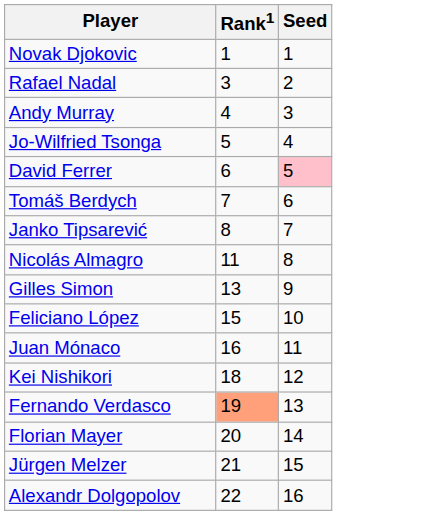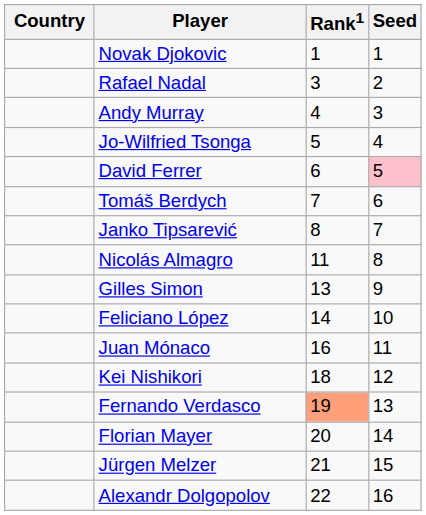+ column: (49, 21)
(231, 318) 15 -> (320, 318) 14
